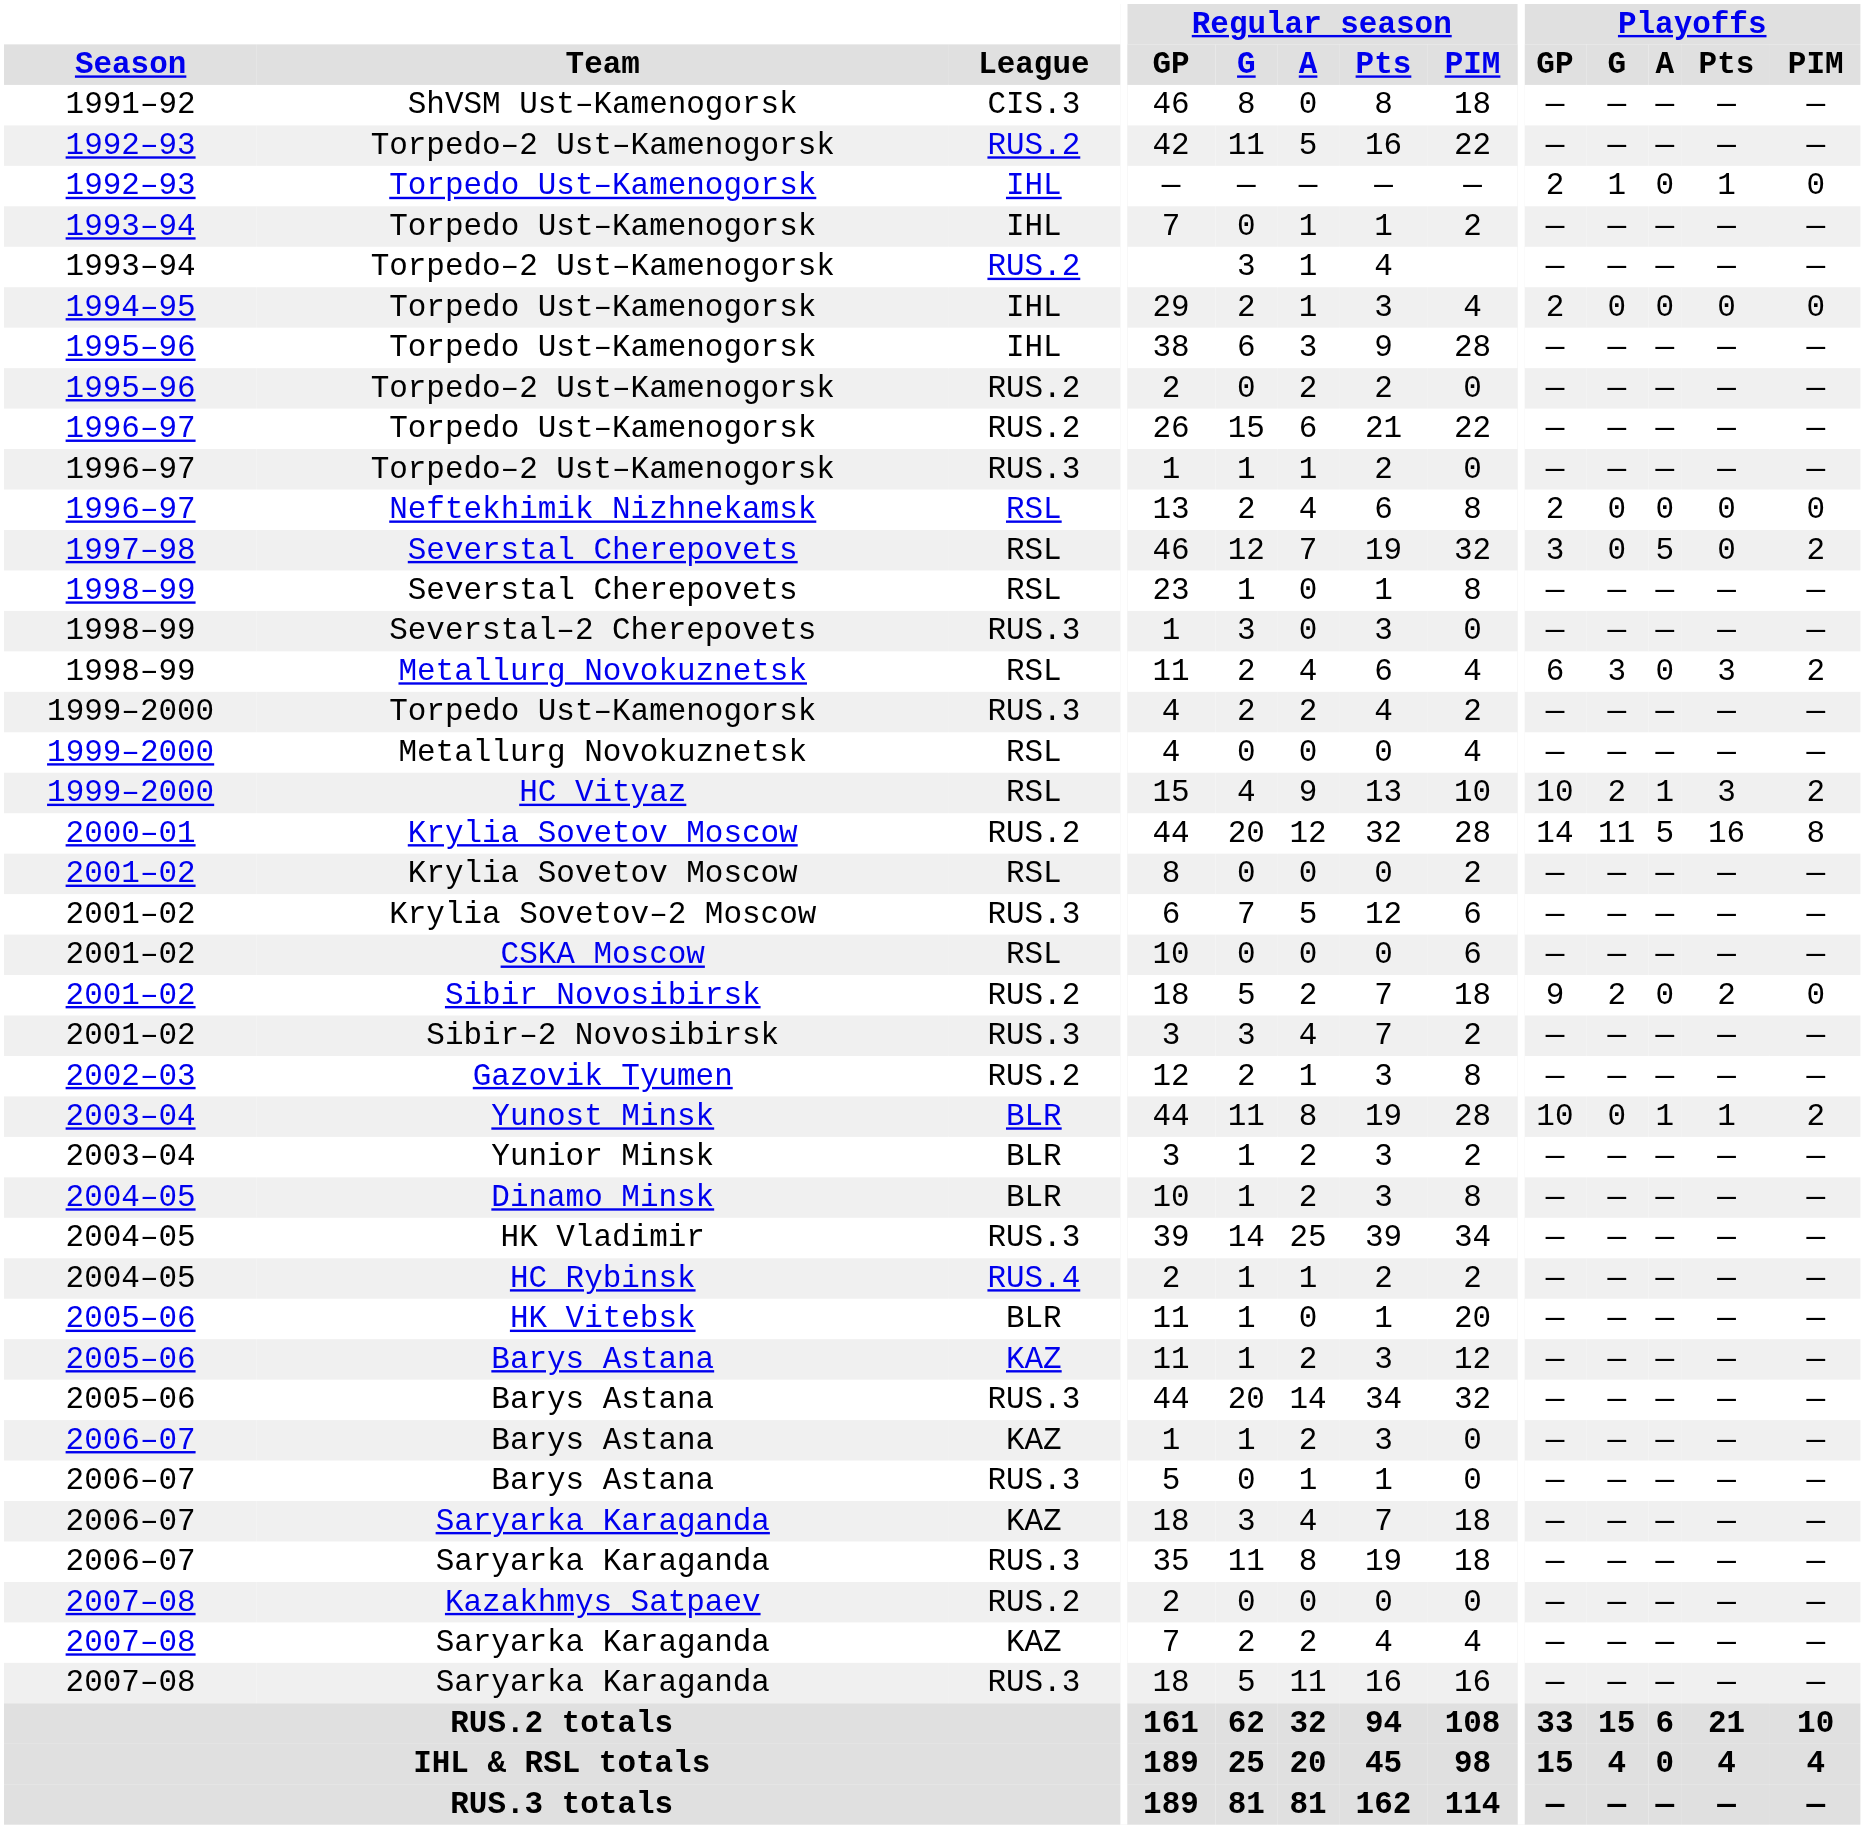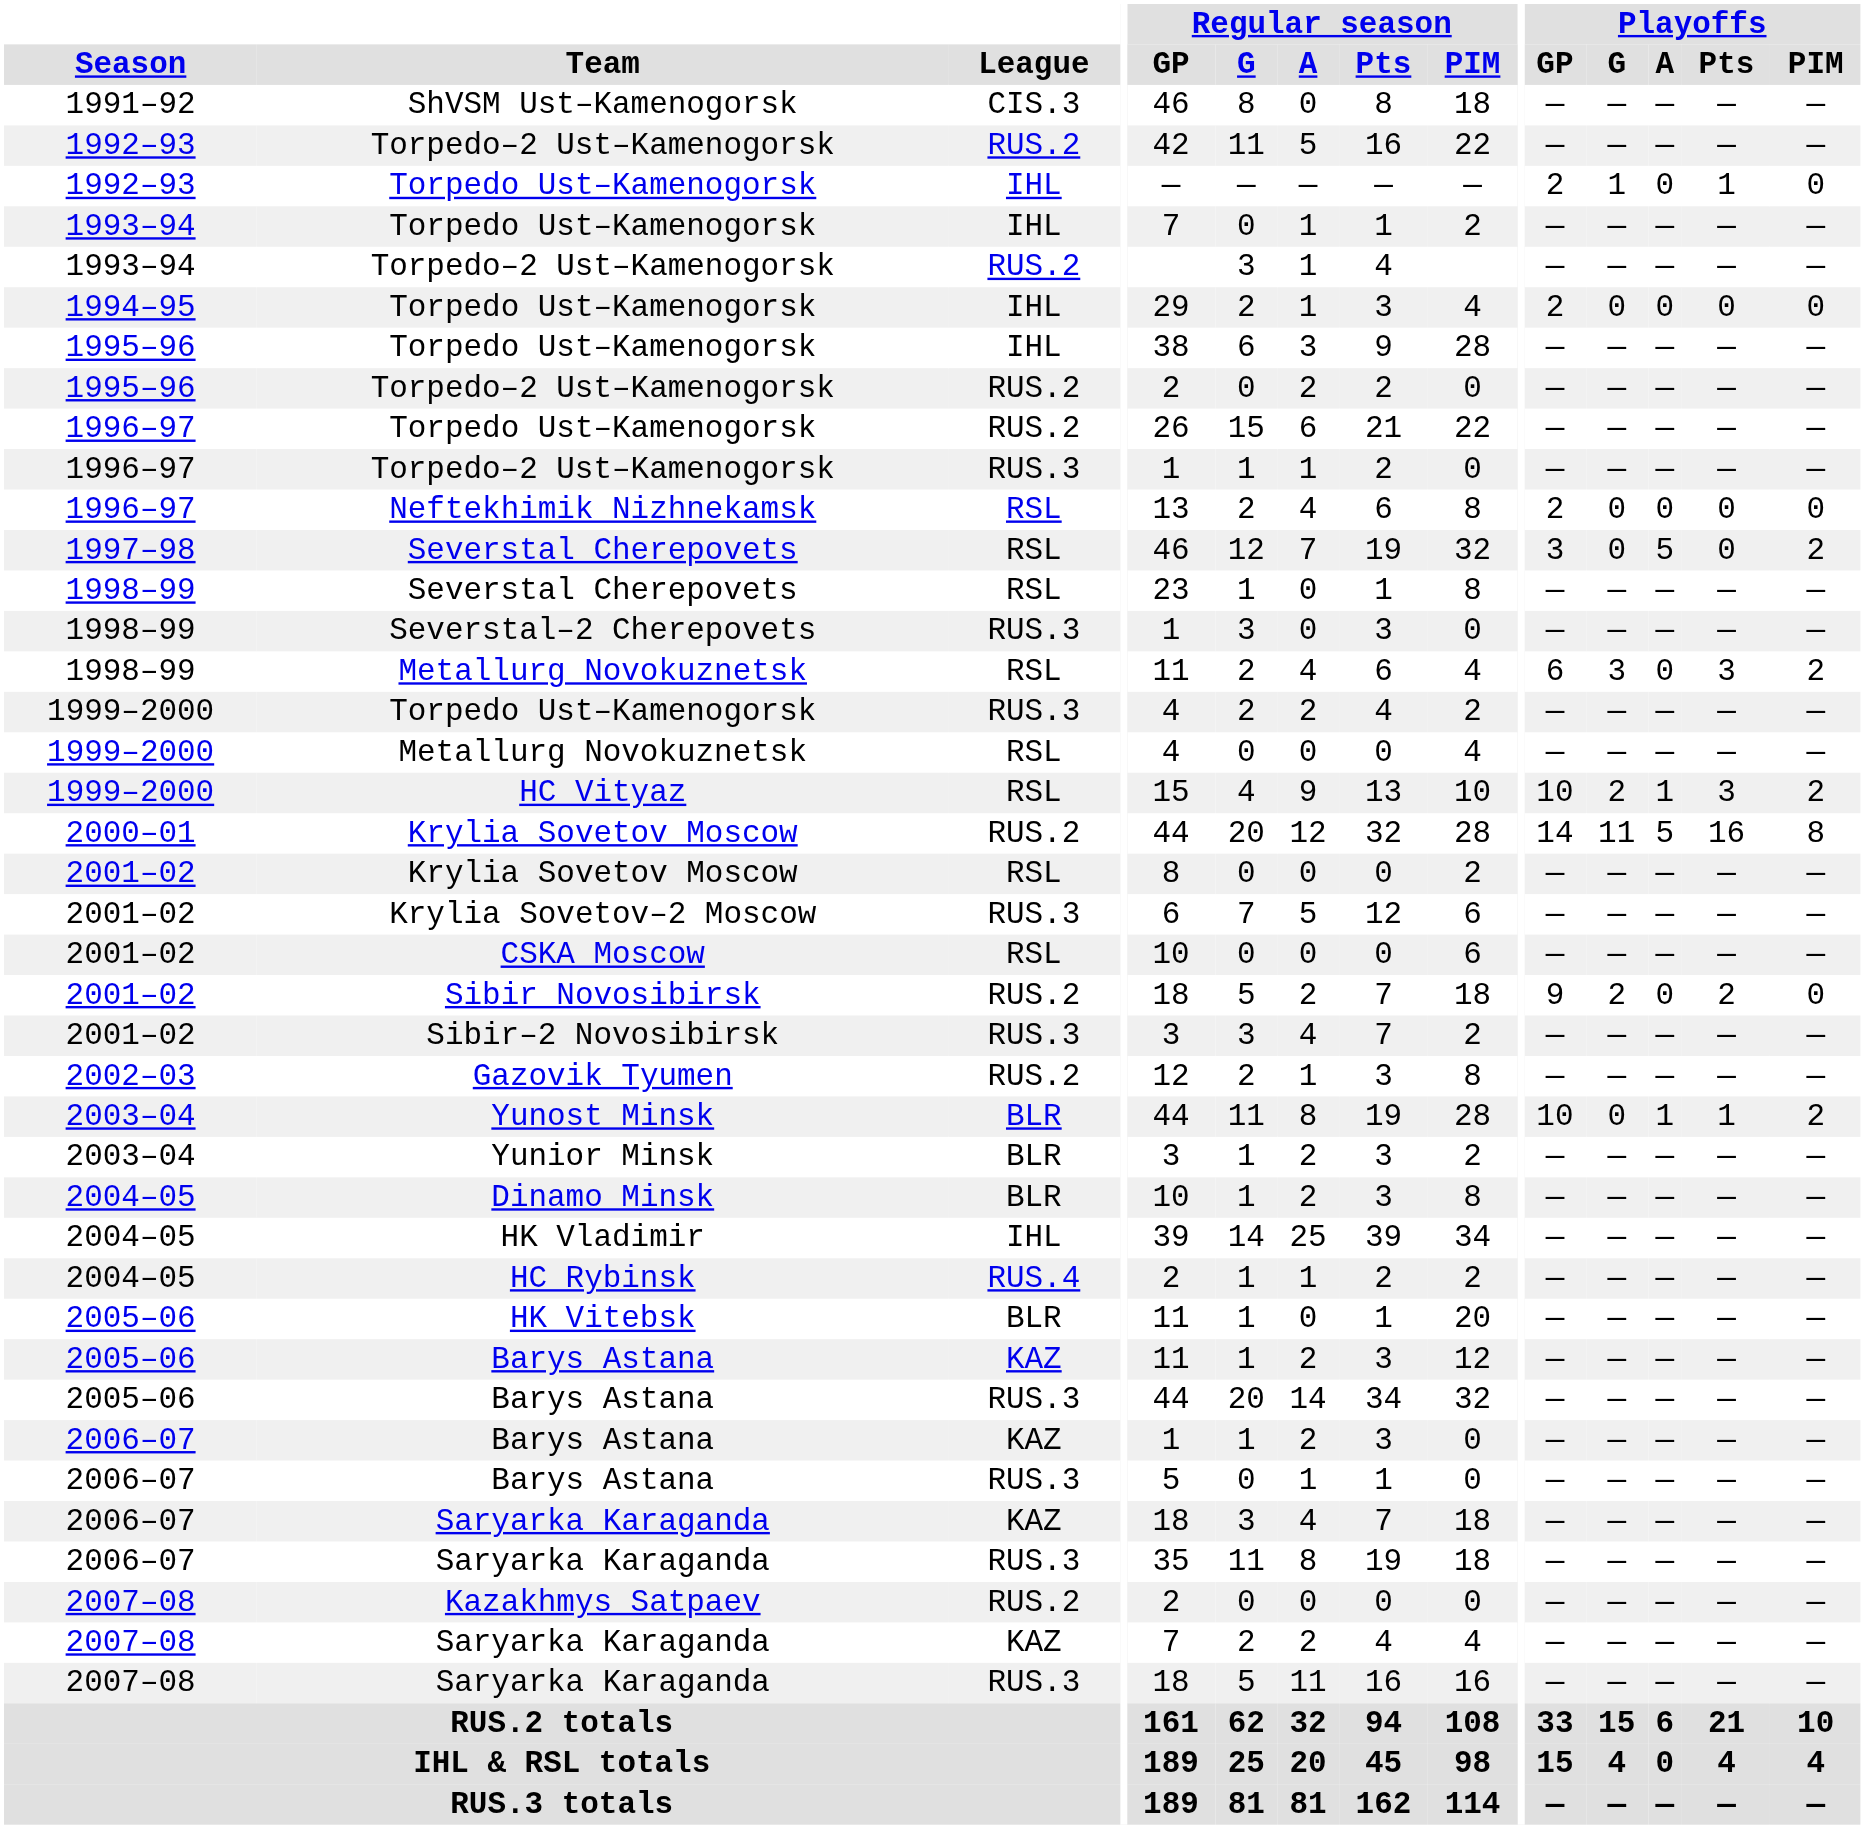(1034, 1238) RUS.3 -> (1034, 1238) IHL
